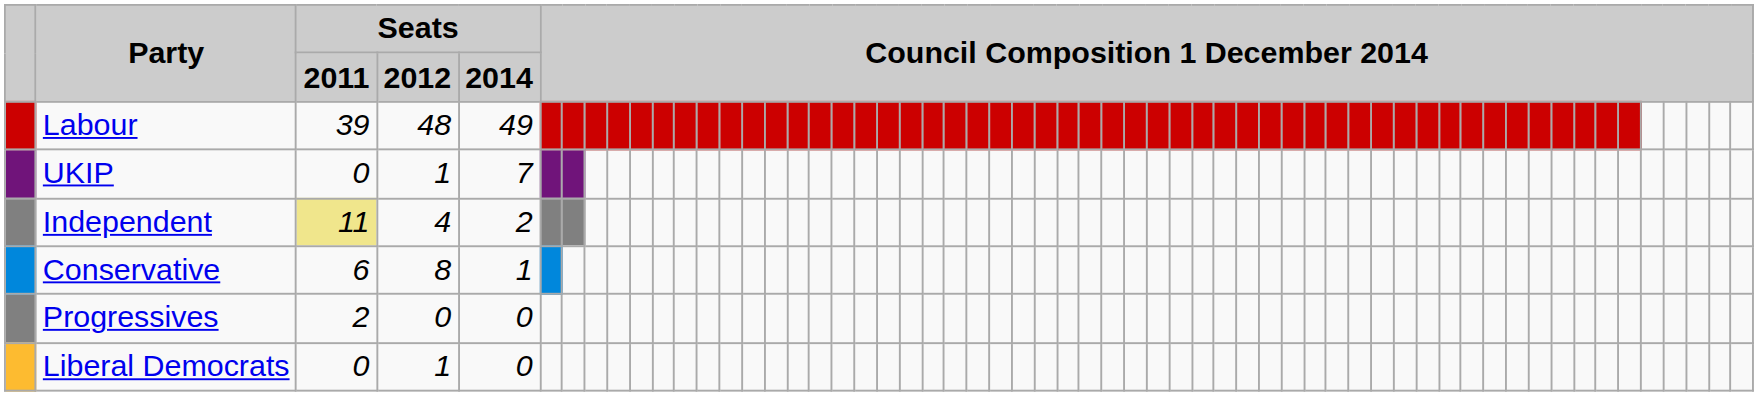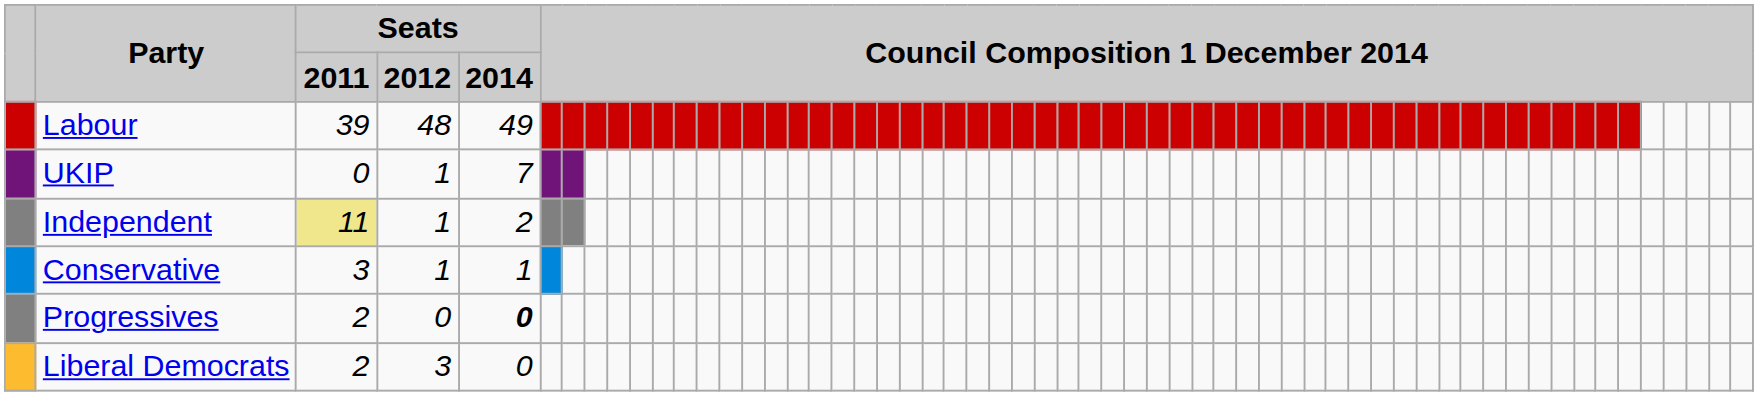(443, 221) 4 -> (443, 221) 1
(361, 269) 6 -> (361, 269) 3
(443, 269) 8 -> (443, 269) 1
(524, 317) normal -> (524, 317) bold
(361, 366) 0 -> (361, 366) 2
(443, 366) 1 -> (443, 366) 3
